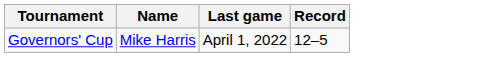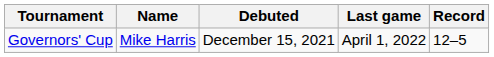+ column: (269, 16)
